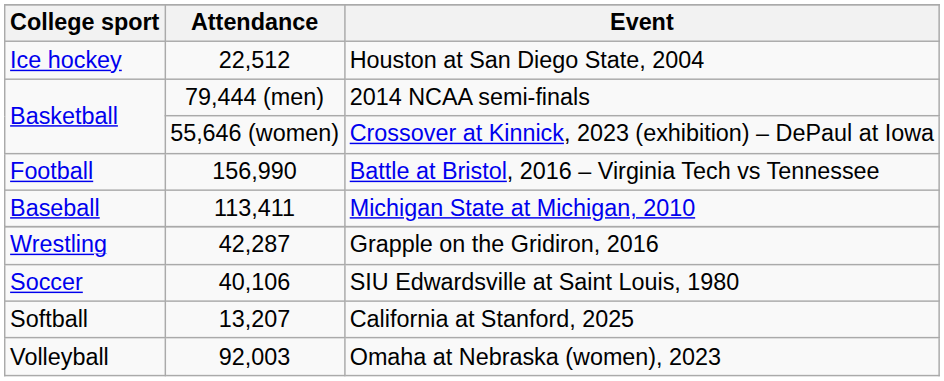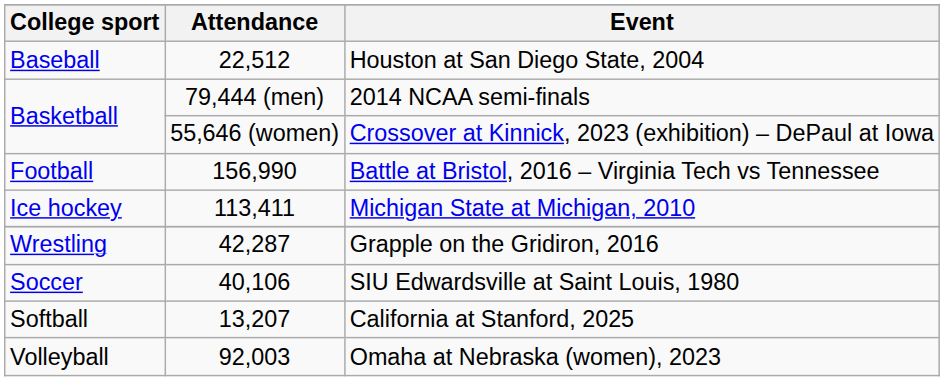(66, 60) Ice hockey -> (55, 60) Baseball
(55, 208) Baseball -> (66, 208) Ice hockey
